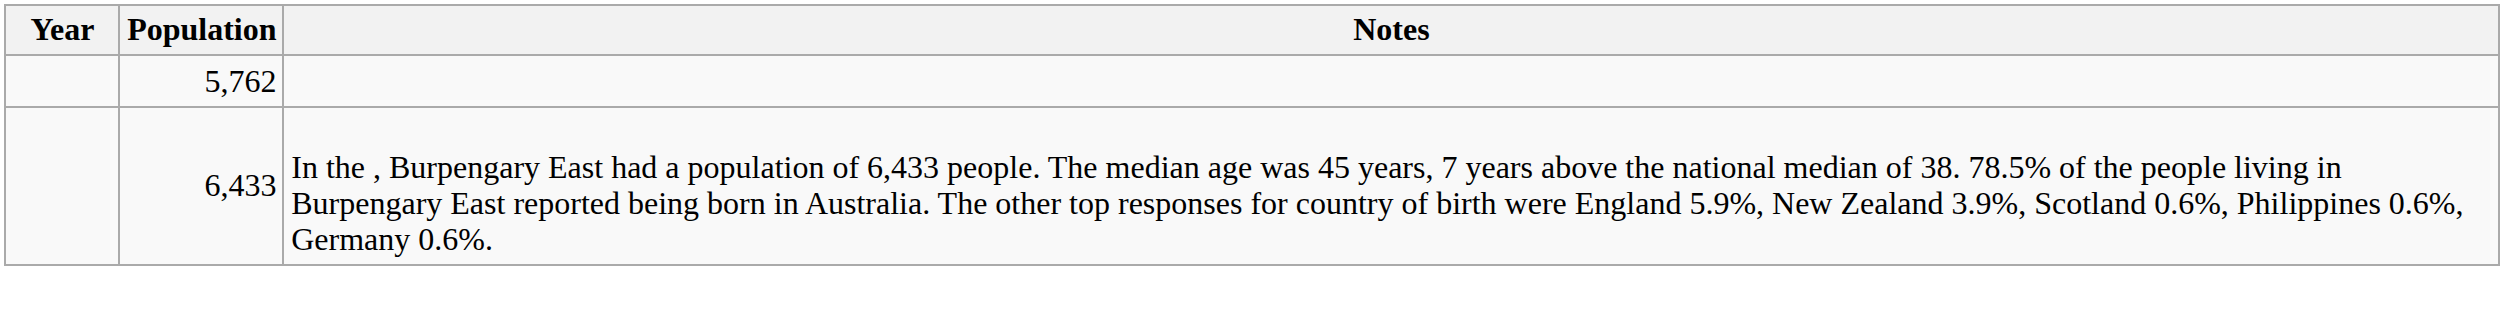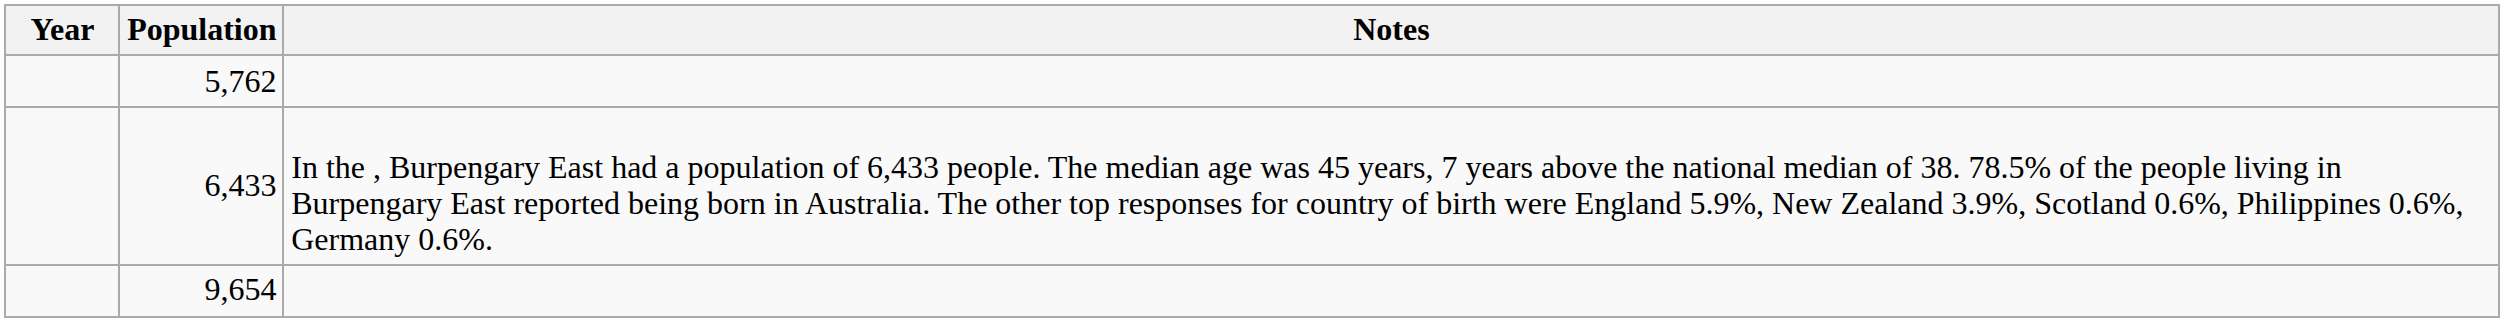+ row: (240, 290)
